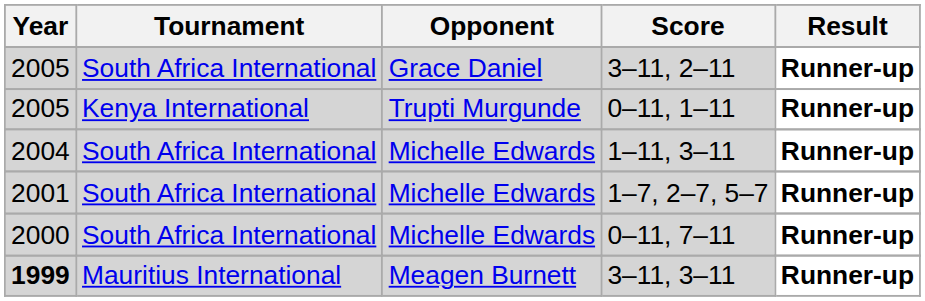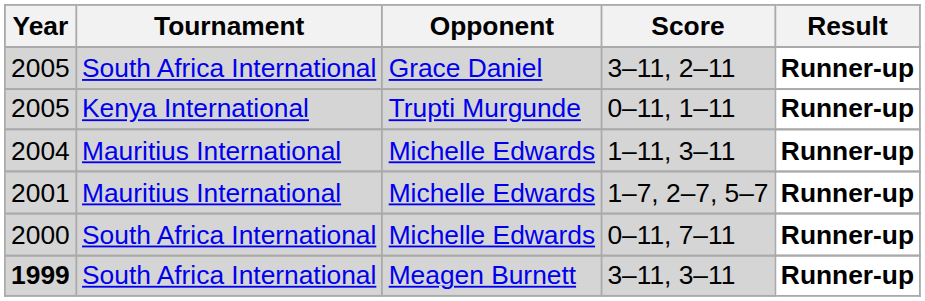(229, 151) South Africa International -> (212, 151) Mauritius International
(229, 193) South Africa International -> (212, 193) Mauritius International
(212, 276) Mauritius International -> (229, 276) South Africa International
